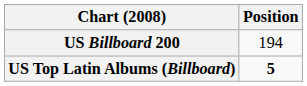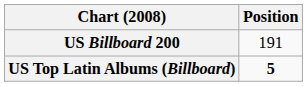(271, 42) 194 -> (271, 42) 191
